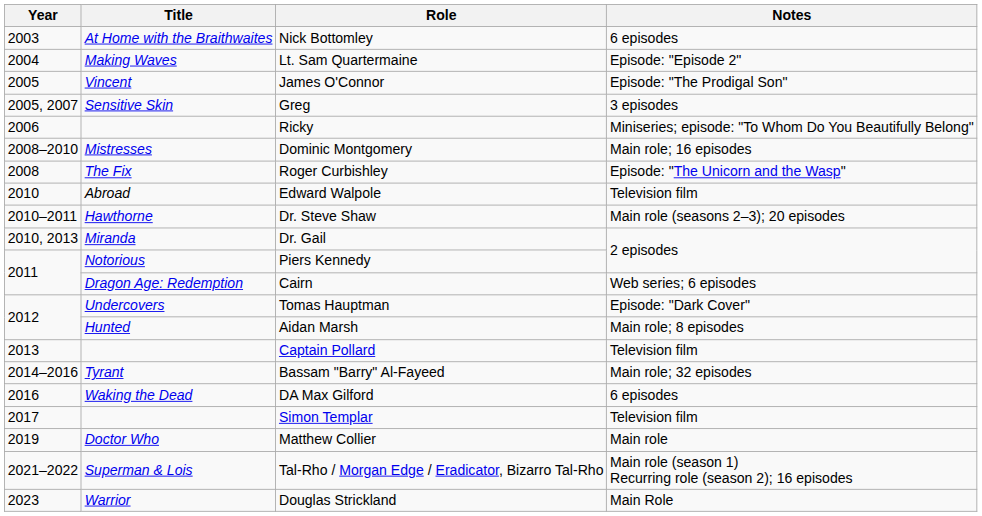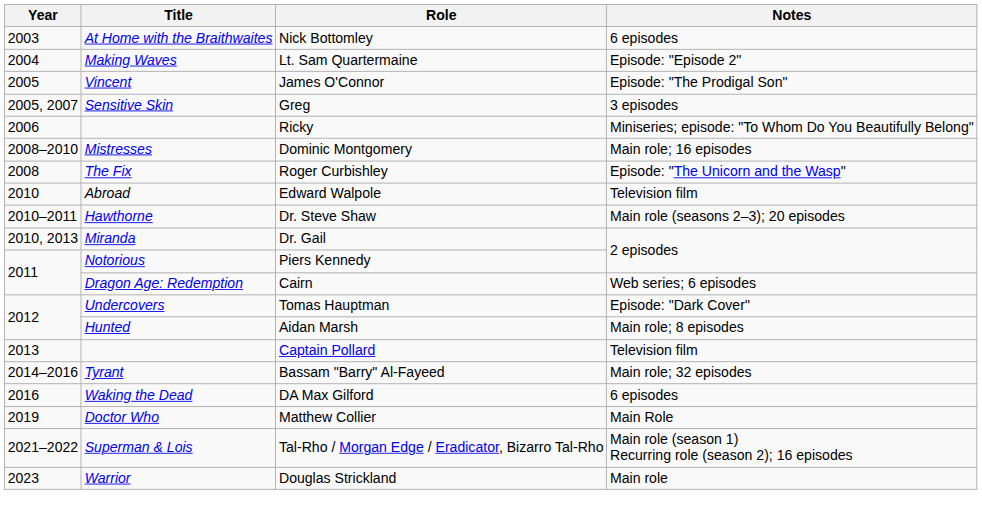- row: (326, 417)
(639, 439) Main role -> (642, 417) Main Role
(642, 500) Main Role -> (639, 478) Main role
